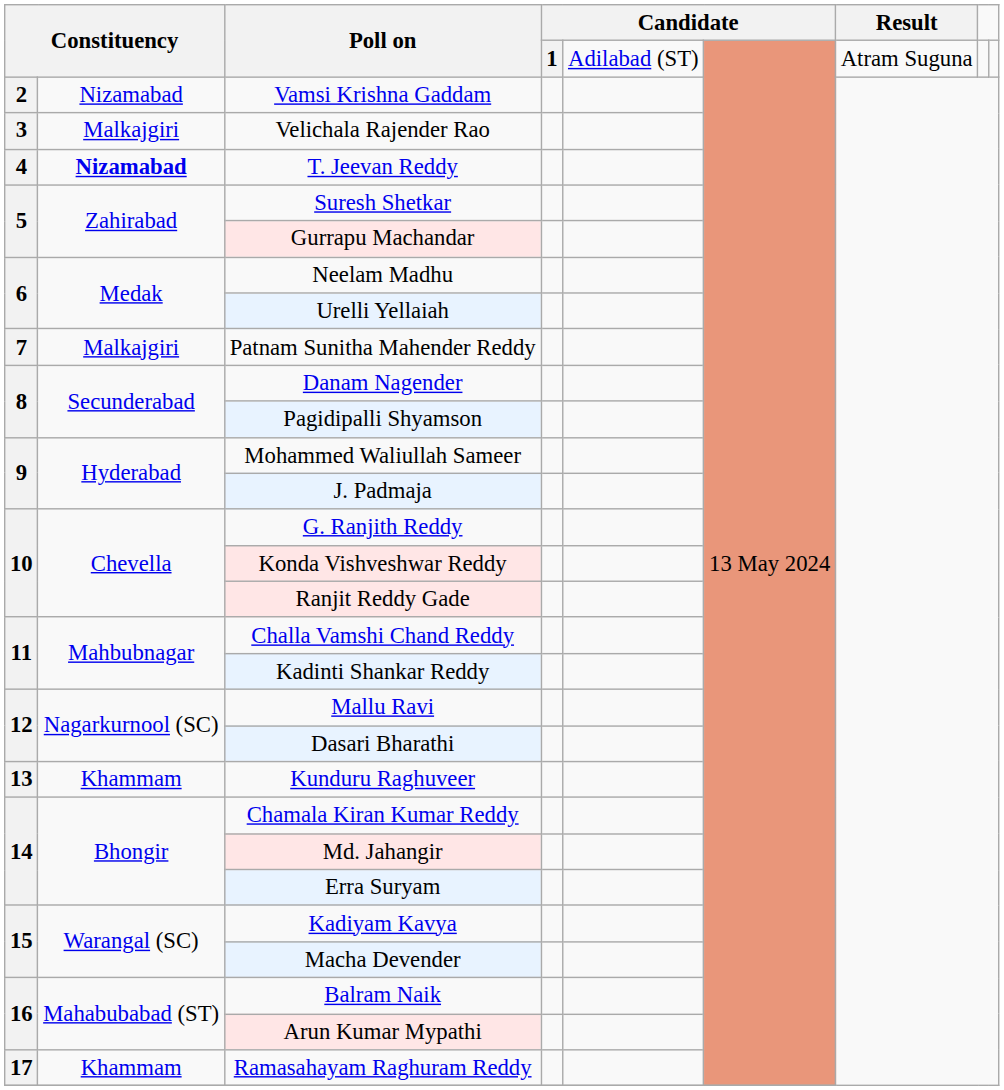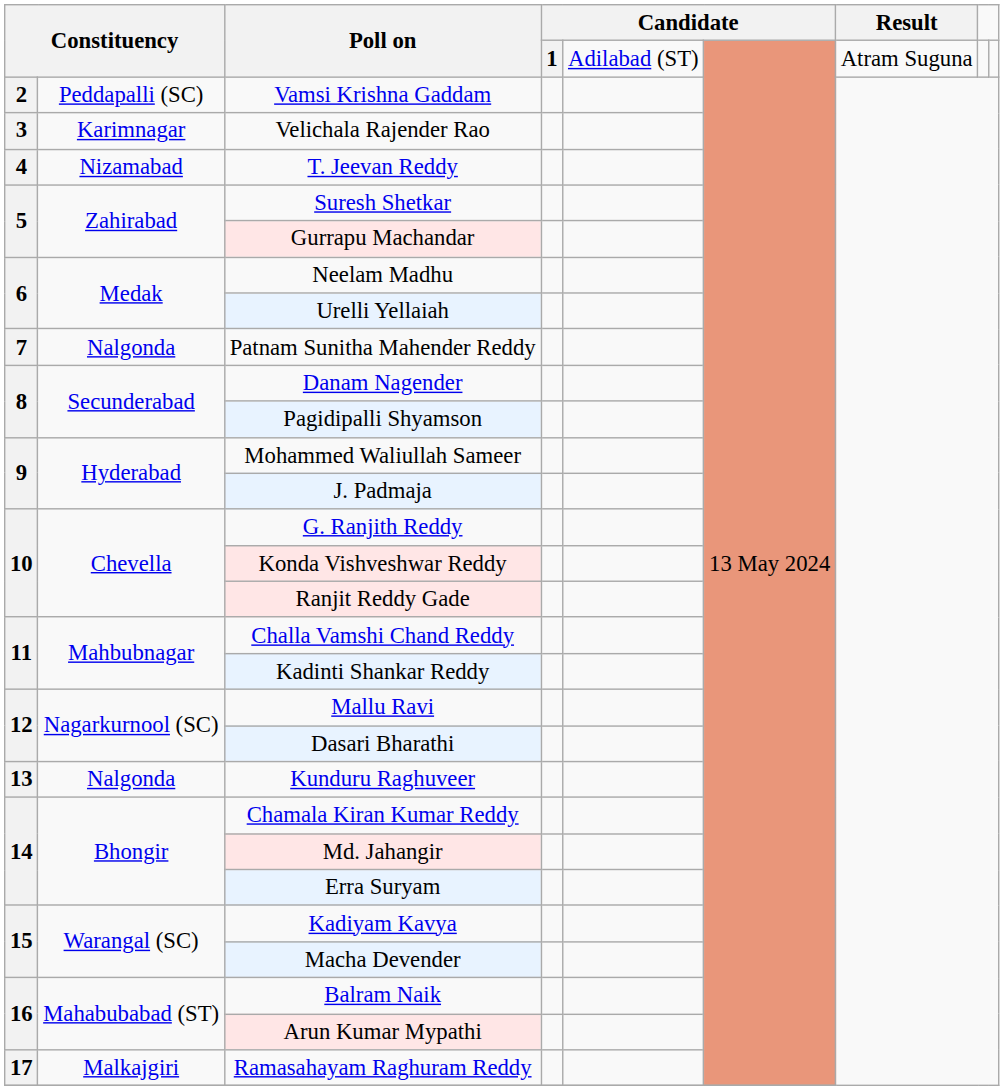(131, 94) Nizamabad -> (131, 94) Peddapalli (SC)
(131, 130) Malkajgiri -> (131, 130) Karimnagar
(131, 166) bold -> (131, 166) normal
(131, 346) Malkajgiri -> (131, 346) Nalgonda
(131, 779) Khammam -> (131, 779) Nalgonda
(131, 1067) Khammam -> (131, 1067) Malkajgiri
